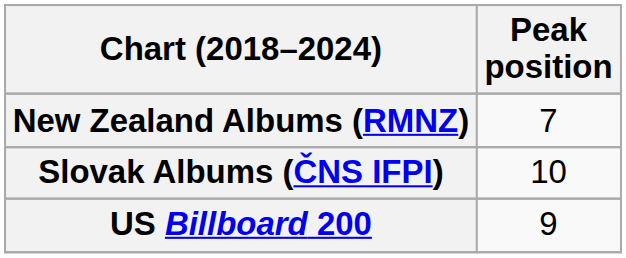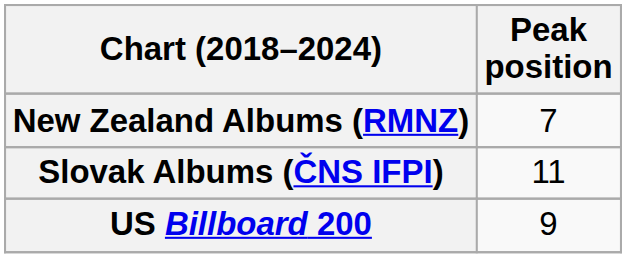(548, 172) 10 -> (548, 172) 11
